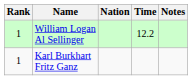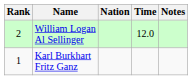(18, 34) 1 -> (18, 34) 2
(145, 34) 12.2 -> (145, 34) 12.0
